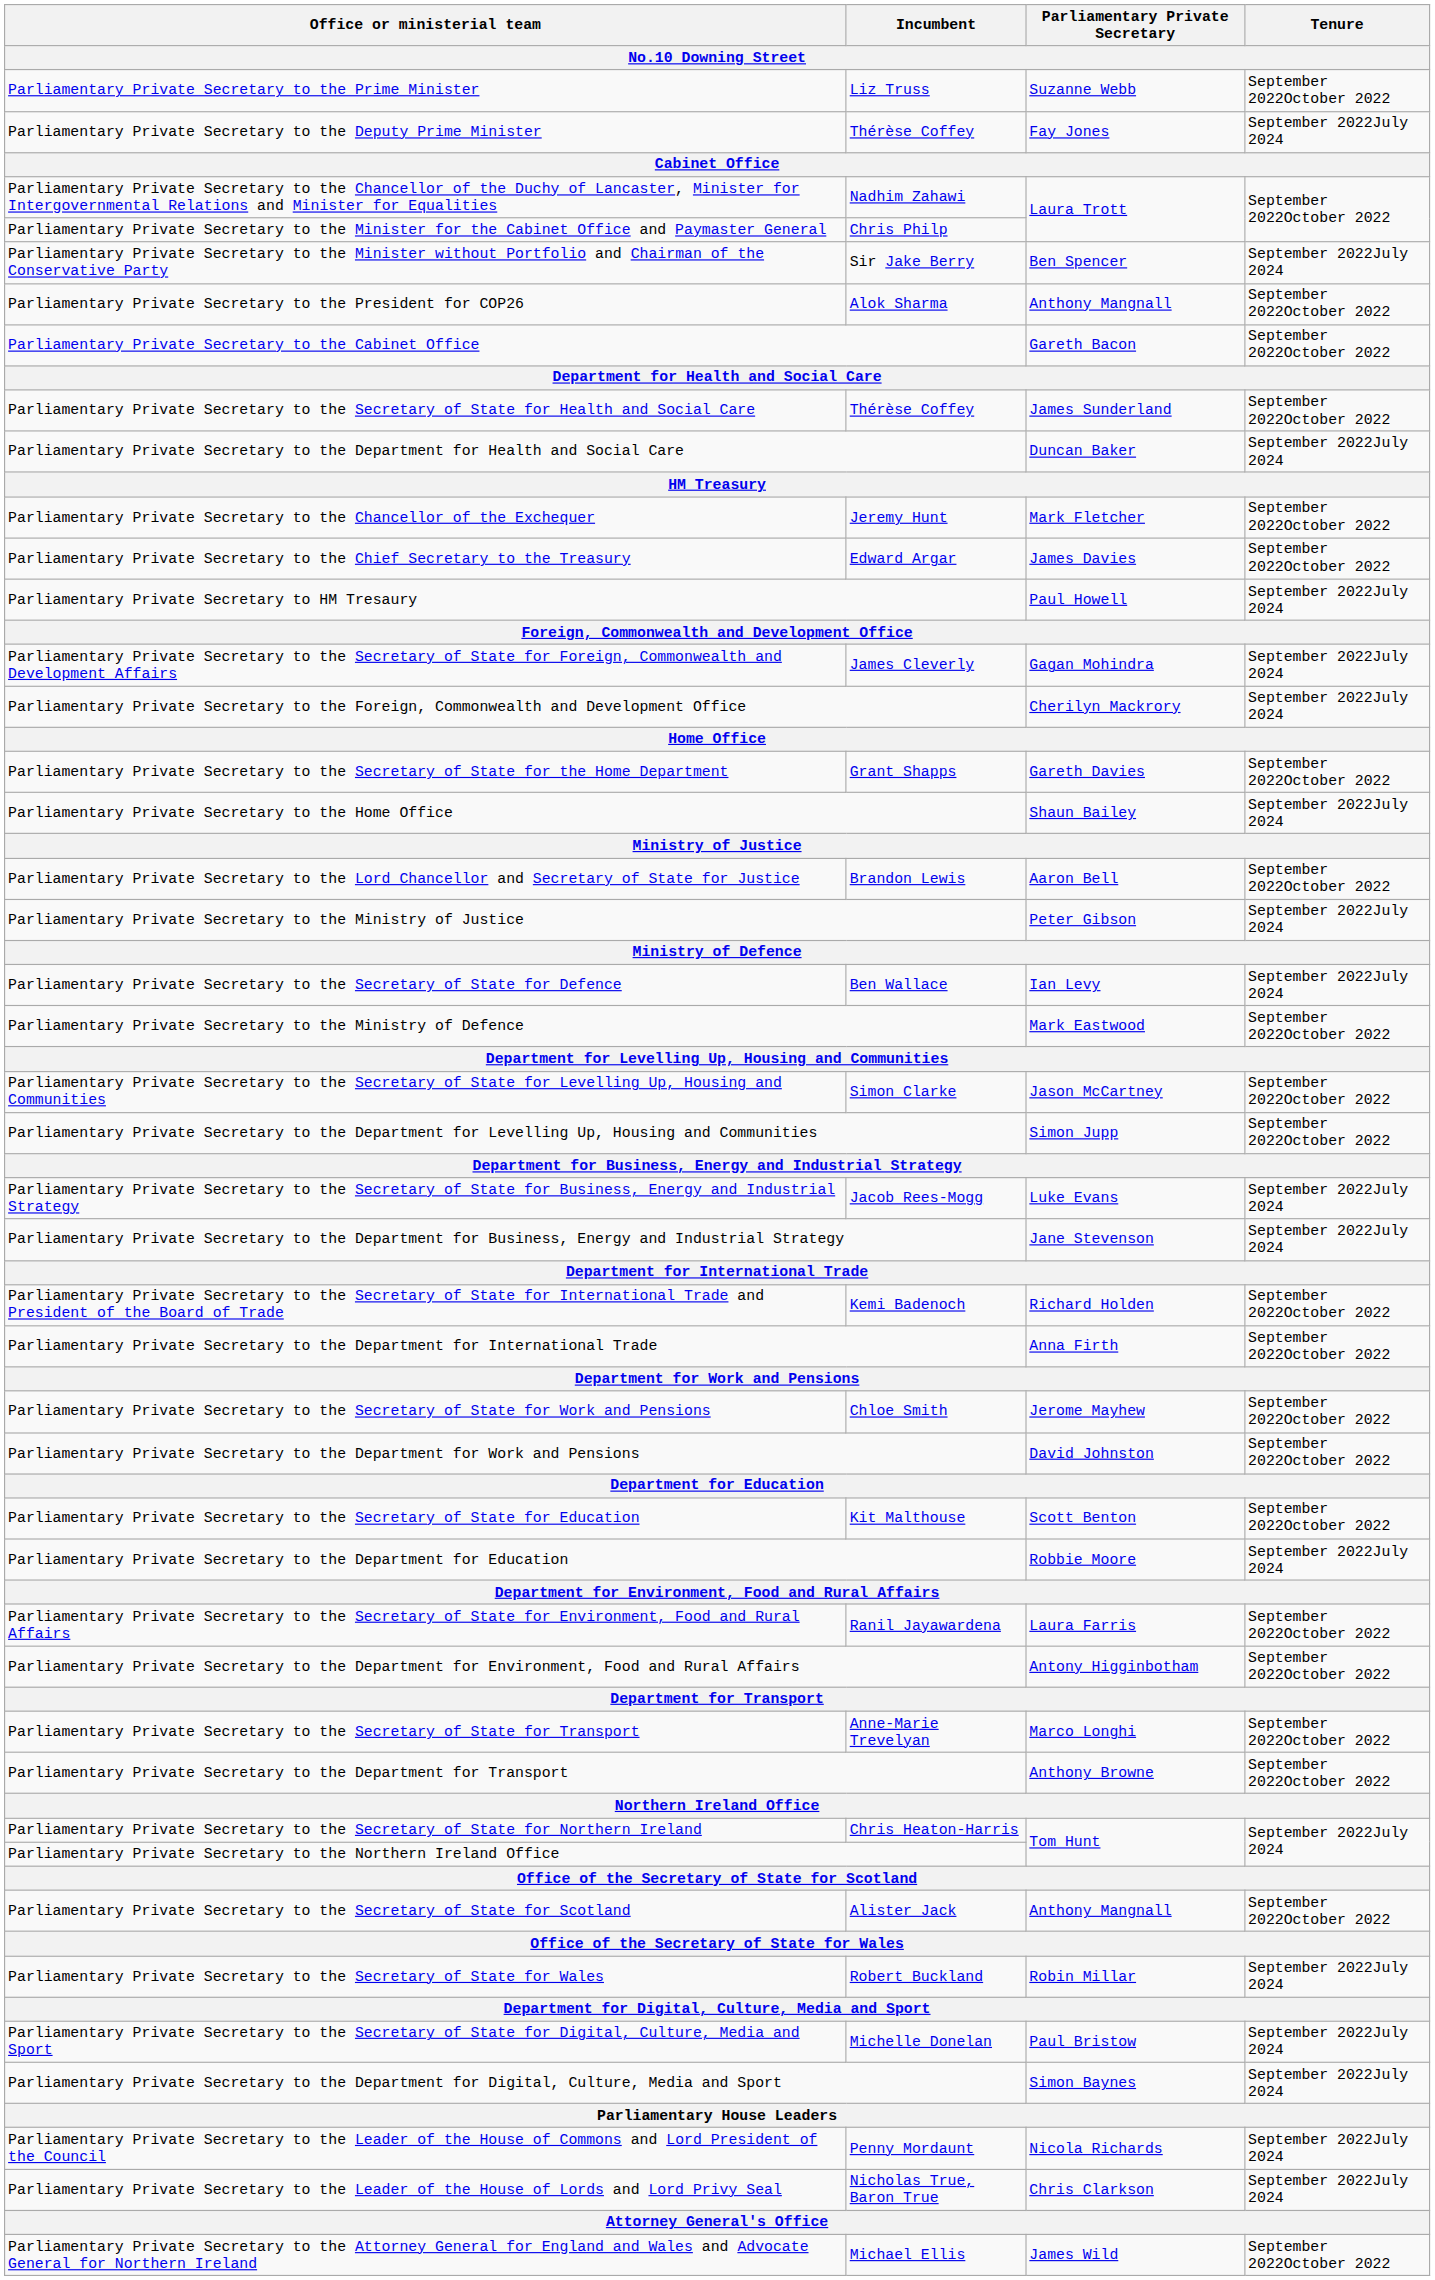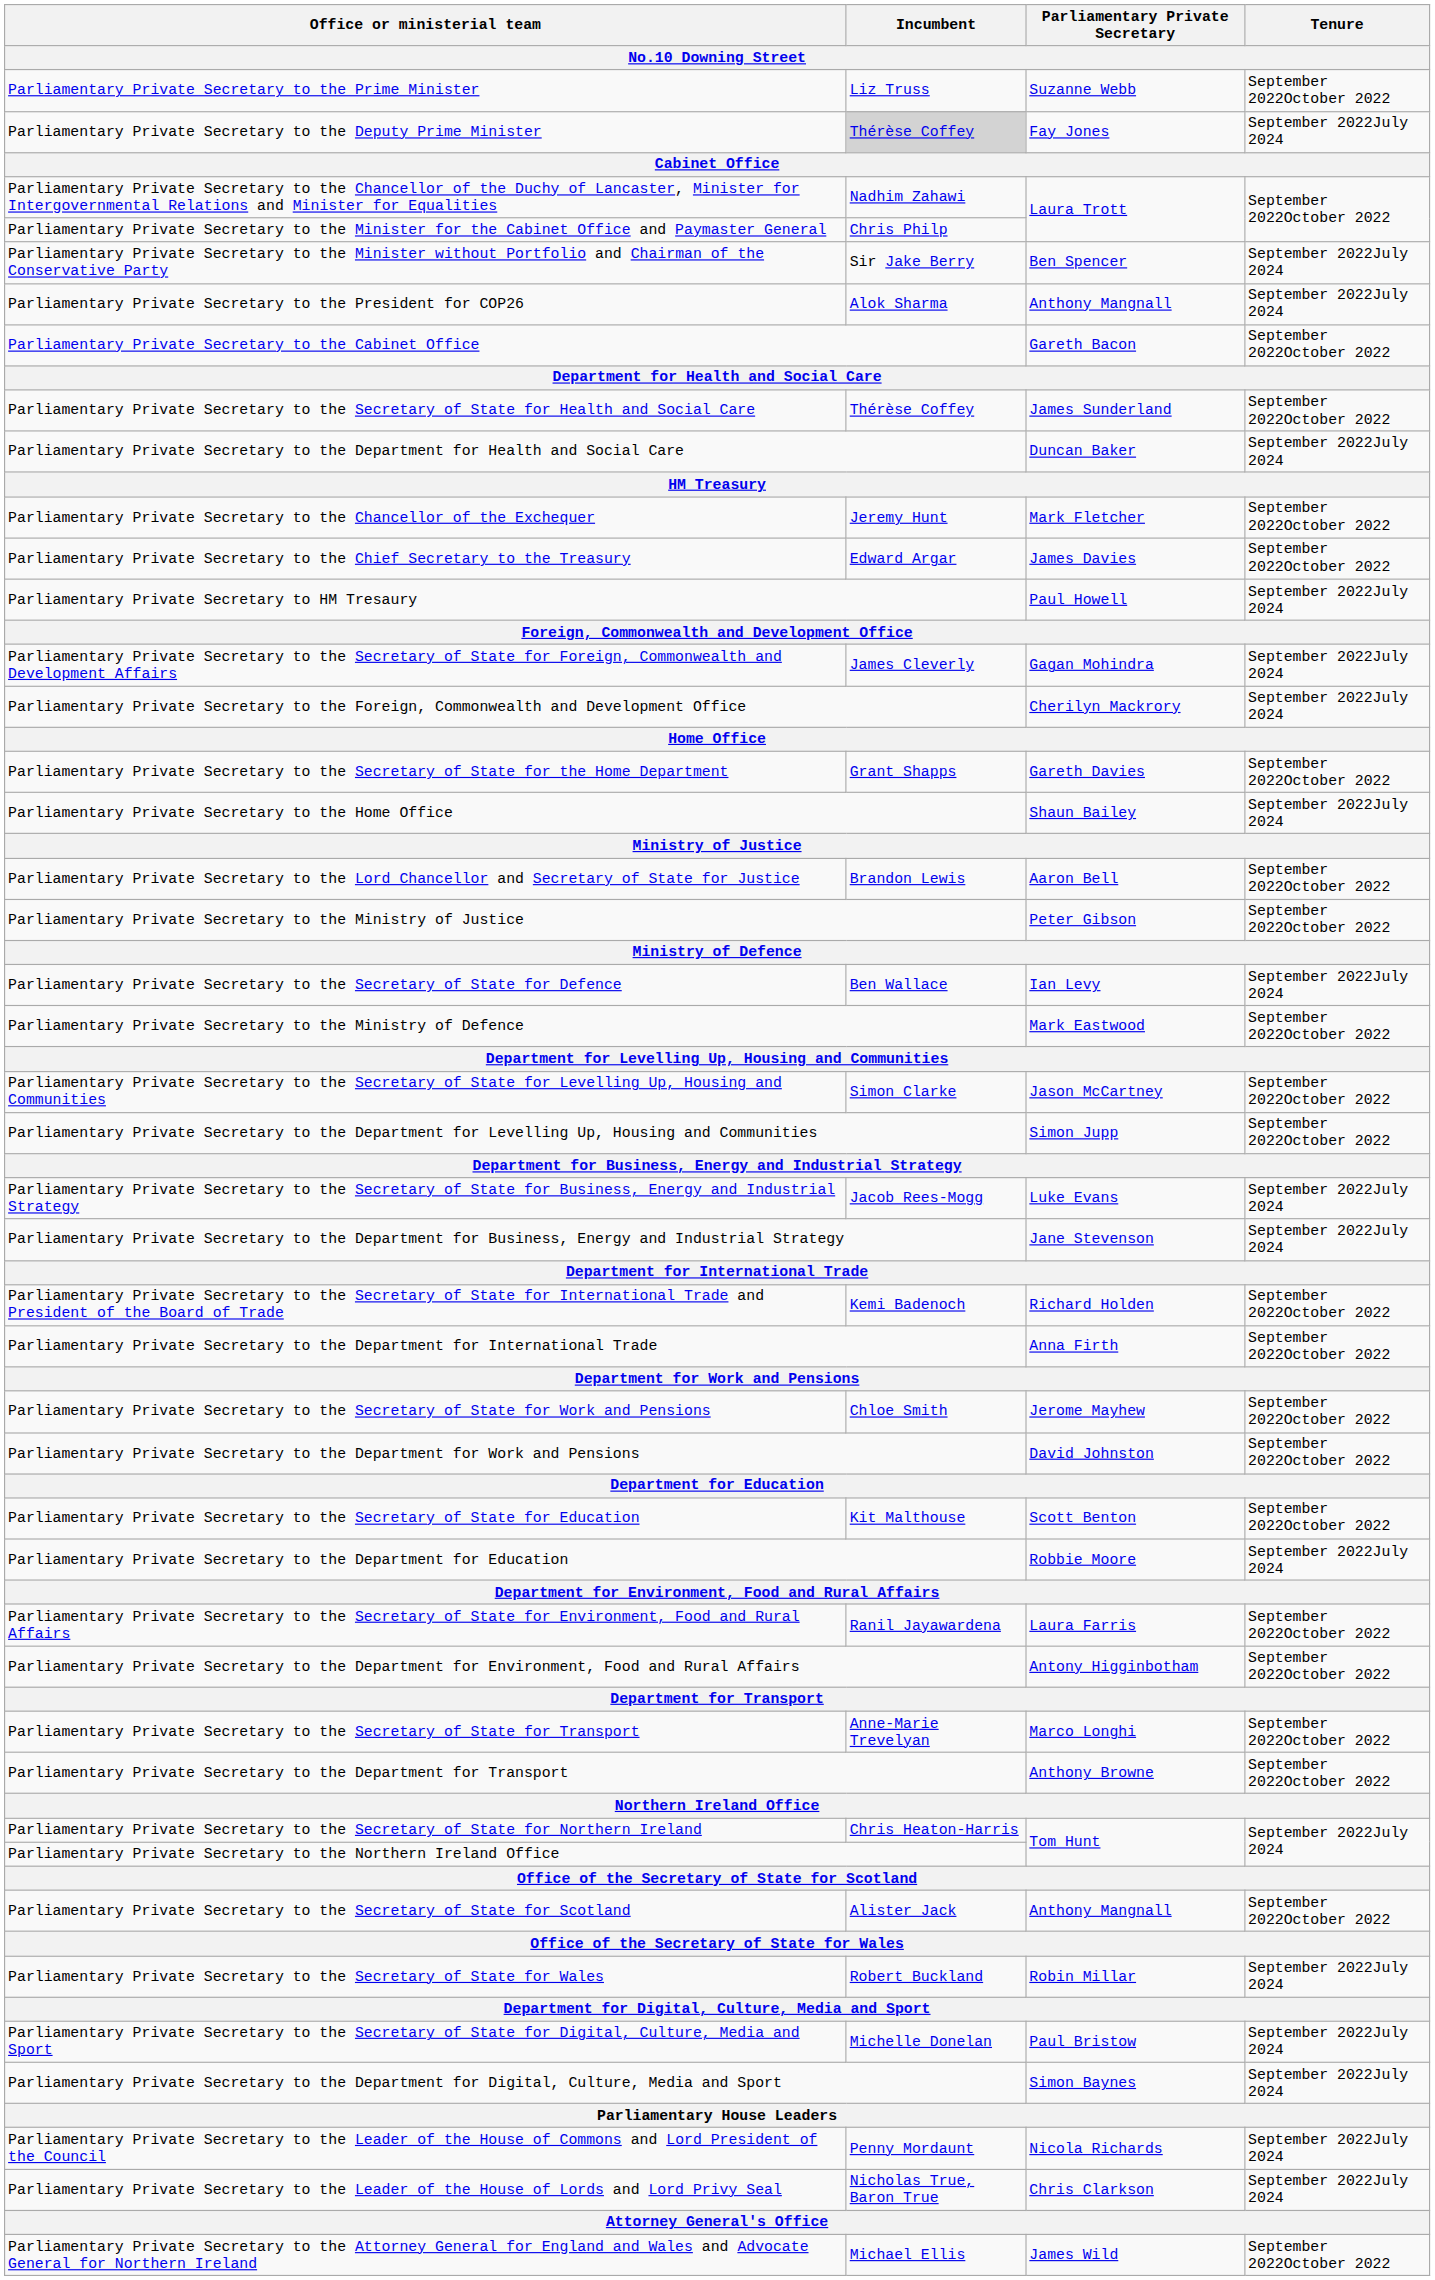(912, 132) no background -> (912, 132) lightgrey background
(1319, 304) September 2022October 2022 -> (1328, 304) September 2022July 2024
(1328, 920) September 2022July 2024 -> (1319, 920) September 2022October 2022
